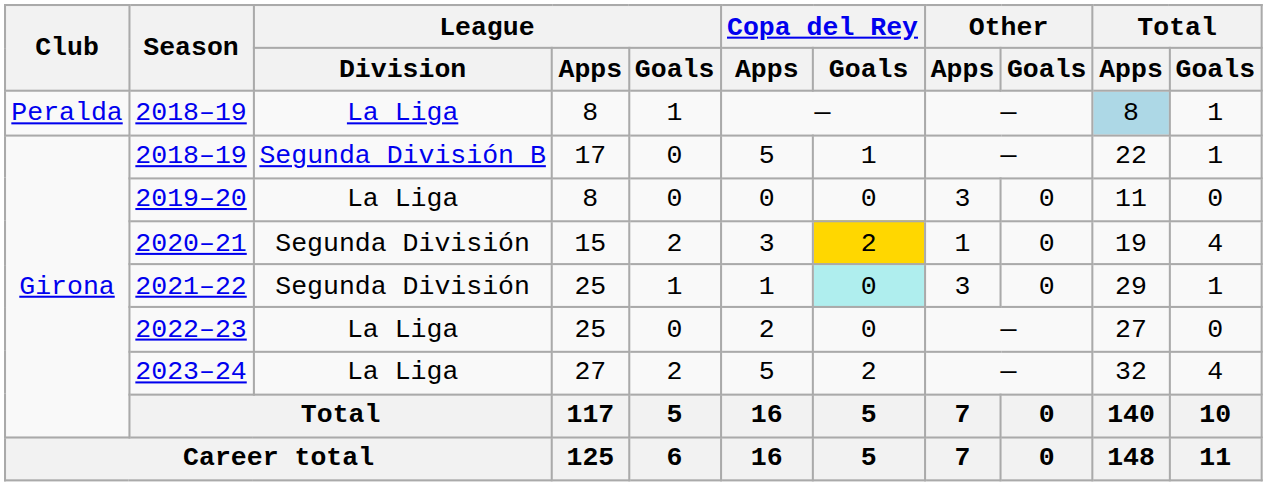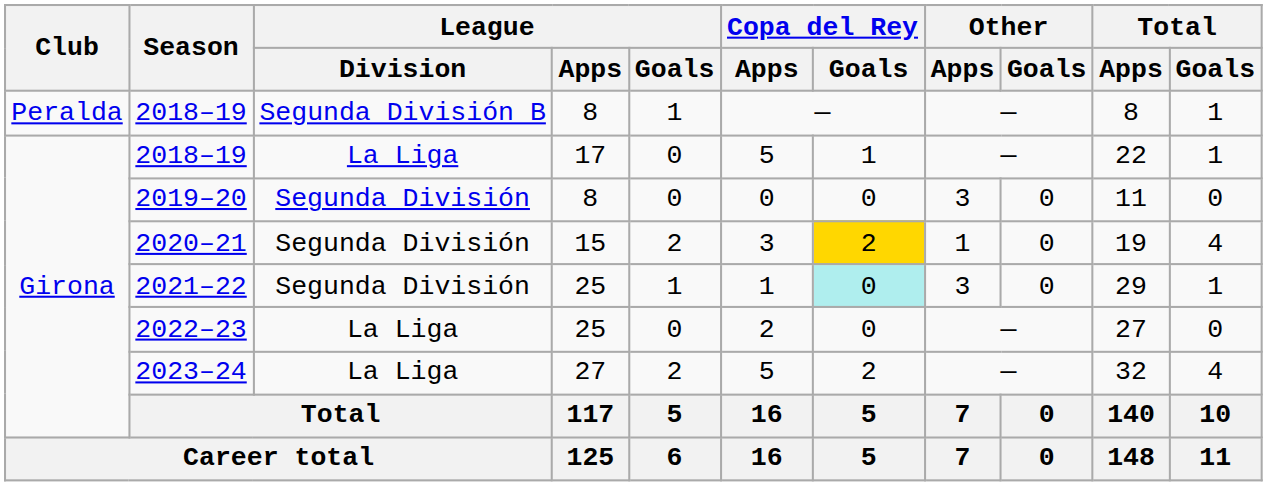(403, 113) La Liga -> (403, 113) Segunda División B
(1131, 113) lightblue background -> (1131, 113) no background
(403, 156) Segunda División B -> (403, 156) La Liga
(403, 200) La Liga -> (403, 200) Segunda División
